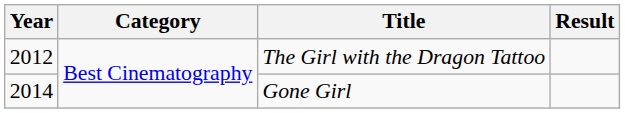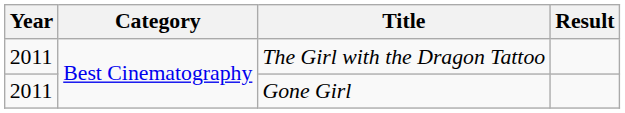(31, 56) 2012 -> (31, 56) 2011
(31, 90) 2014 -> (31, 90) 2011
